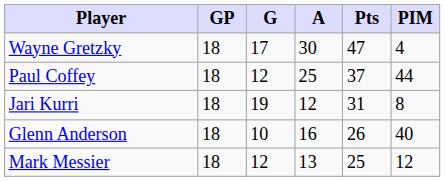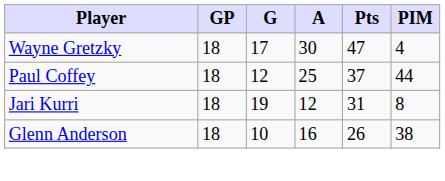(404, 133) 40 -> (404, 133) 38
- row: (59, 162)
